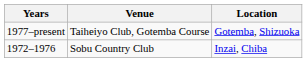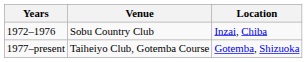rows swapped: (36, 31) <-> (31, 49)
